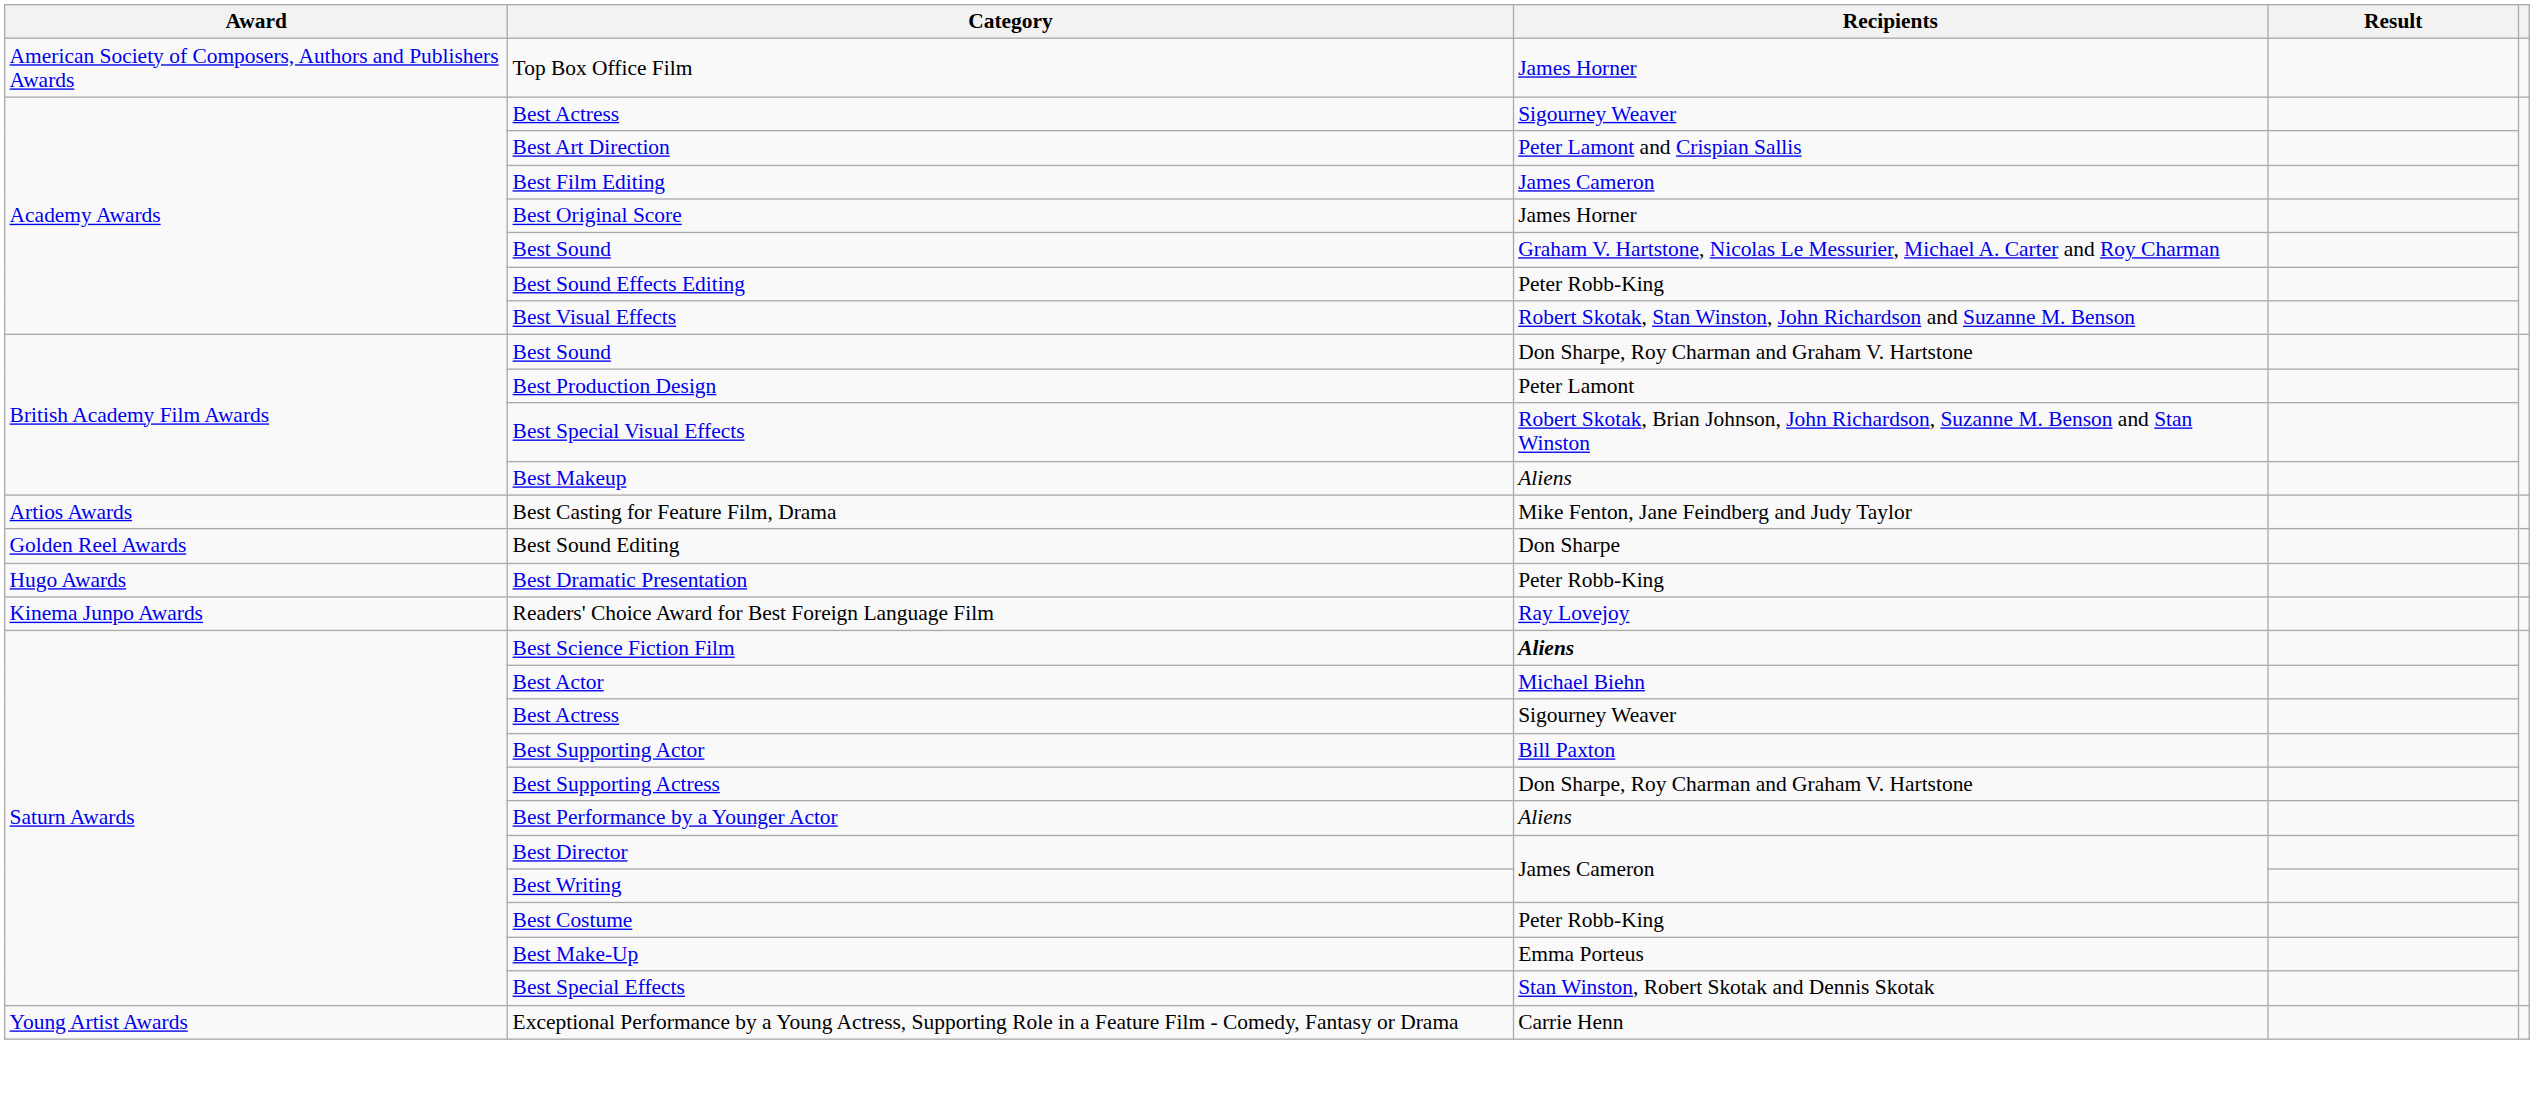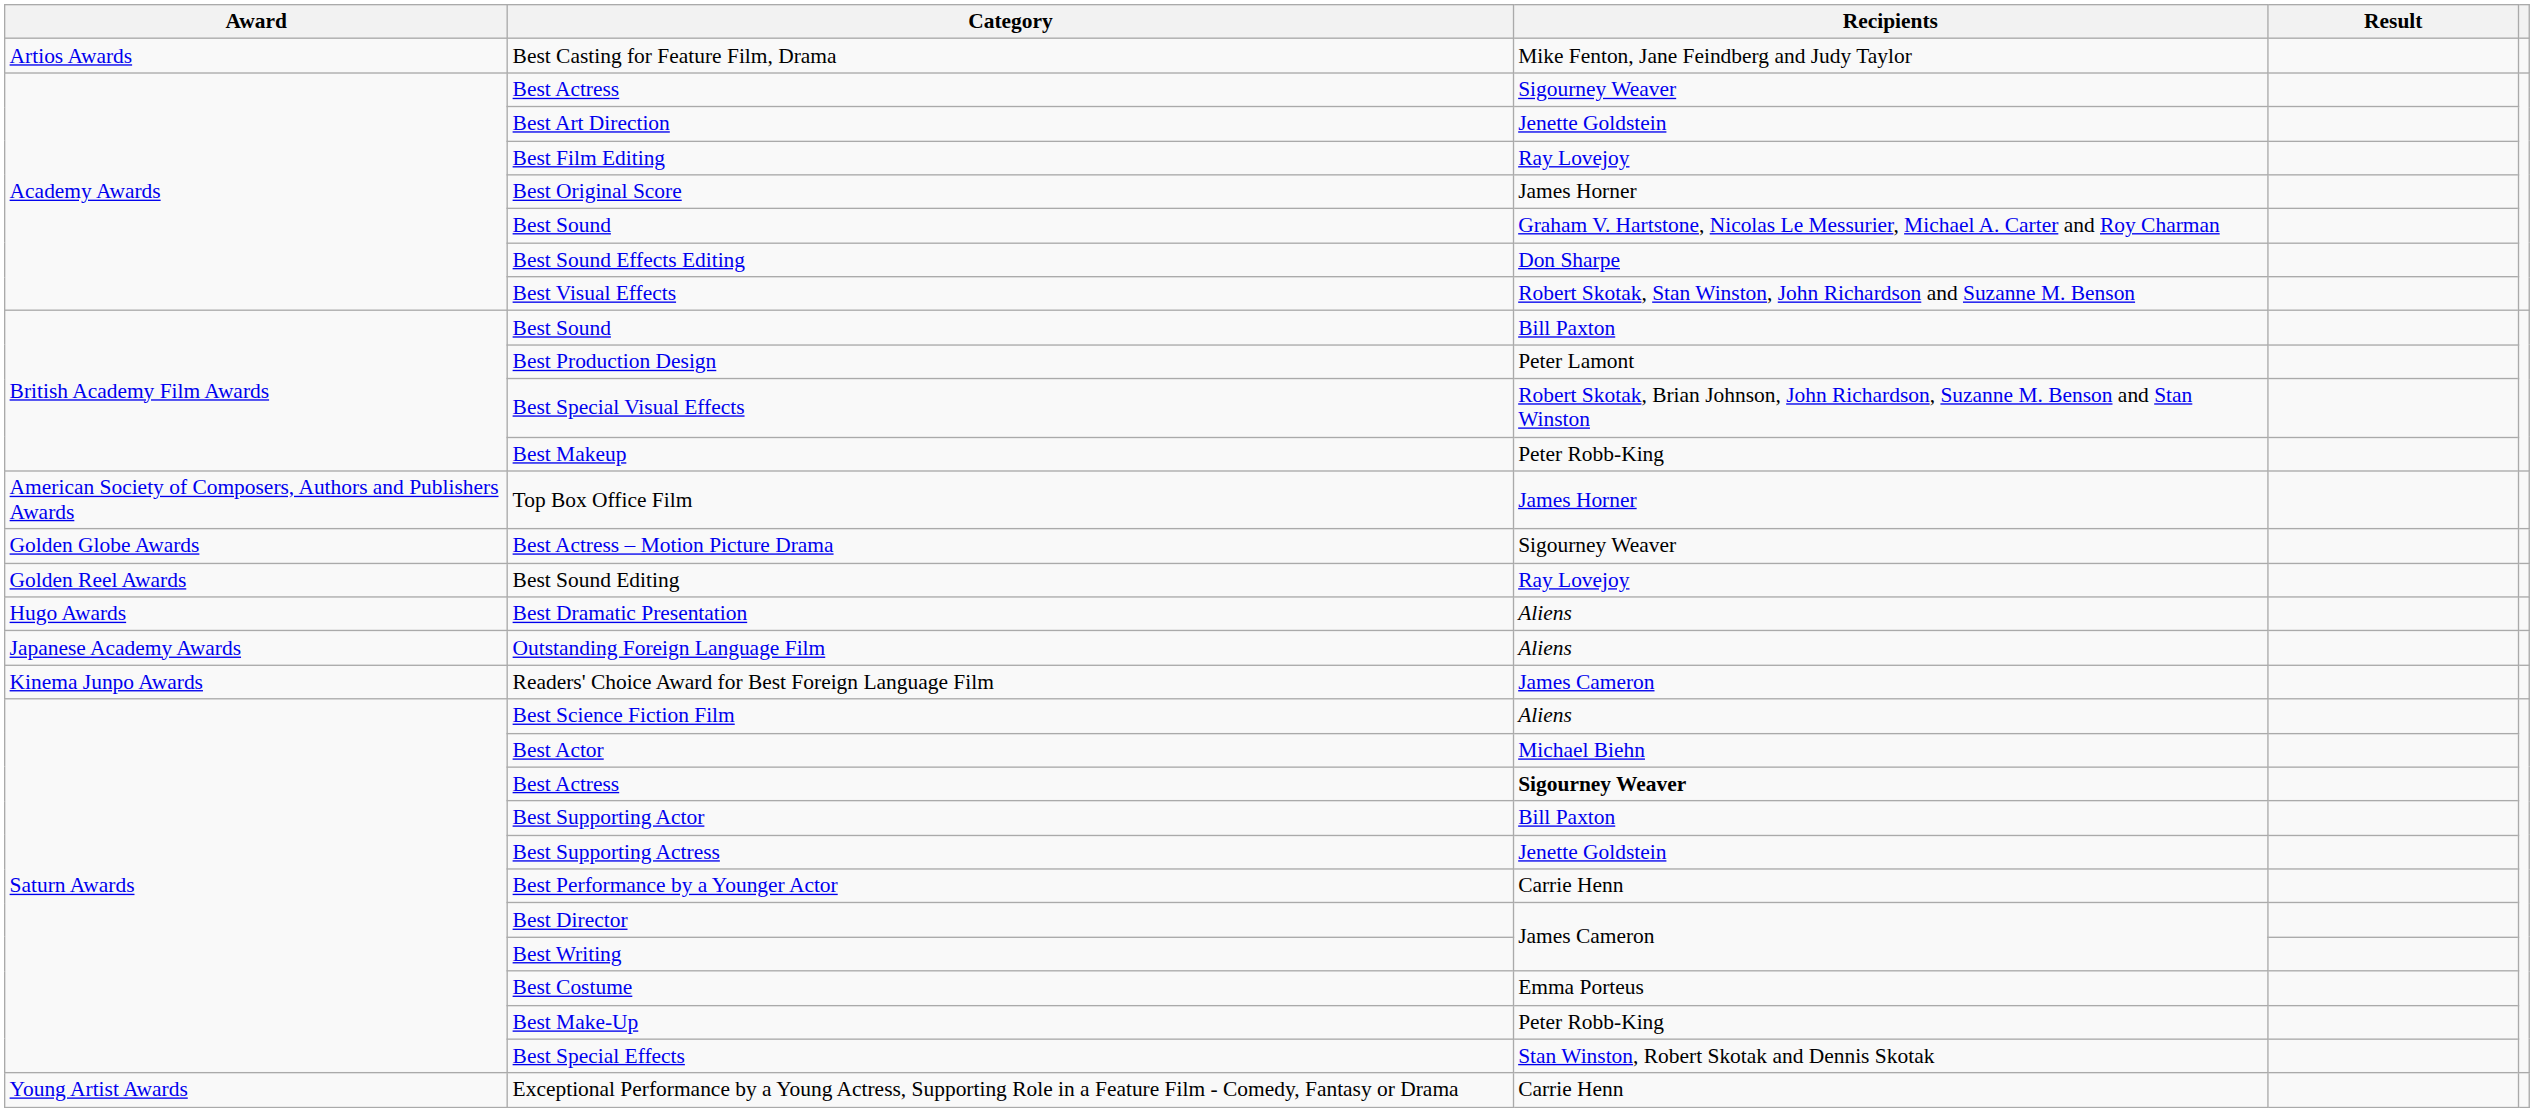rows swapped: (254, 67) <-> (71, 511)
(1660, 147) Peter Lamont and Crispian Sallis -> (1592, 123) Jenette Goldstein
(1586, 181) James Cameron -> (1574, 157) Ray Lovejoy
(1591, 283) Peter Robb-King -> (1569, 259) Don Sharpe
(1746, 351) Don Sharpe, Roy Charman and Graham V. Hartstone -> (1567, 327) Bill Paxton
(1545, 477) Aliens -> (1591, 453) Peter Robb-King
+ row: (104, 545)
(1569, 545) Don Sharpe -> (1574, 579) Ray Lovejoy
(1591, 579) Peter Robb-King -> (1545, 613) Aliens
+ row: (125, 647)
(1574, 613) Ray Lovejoy -> (1586, 681) James Cameron
(1546, 647) bold -> (1545, 715) normal
(1597, 715) normal -> (1602, 783) bold
(1746, 783) Don Sharpe, Roy Charman and Graham V. Hartstone -> (1592, 851) Jenette Goldstein
(1545, 817) Aliens -> (1571, 885) Carrie Henn
(1591, 919) Peter Robb-King -> (1581, 987) Emma Porteus
(1581, 953) Emma Porteus -> (1591, 1021) Peter Robb-King
